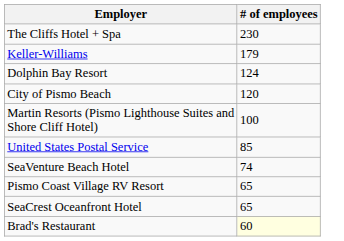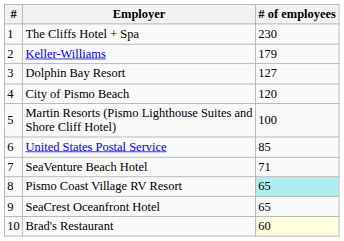+ column: (14, 14)
(249, 73) 124 -> (268, 73) 127
(246, 166) 74 -> (265, 166) 71
(246, 186) no background -> (265, 186) paleturquoise background
